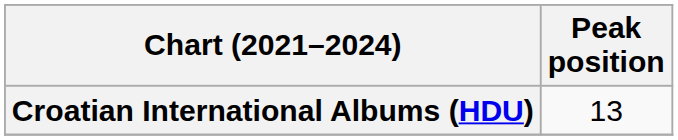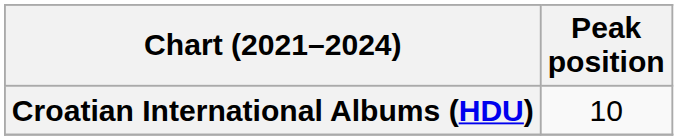(606, 109) 13 -> (606, 109) 10
